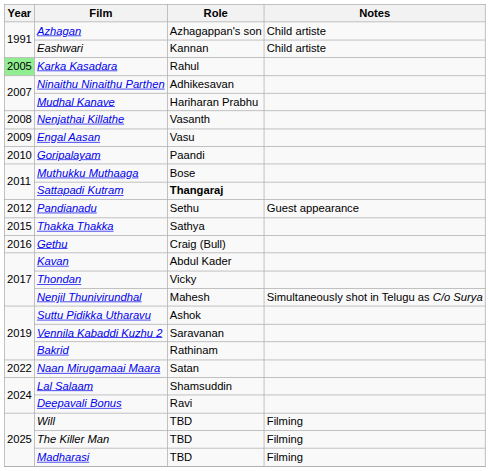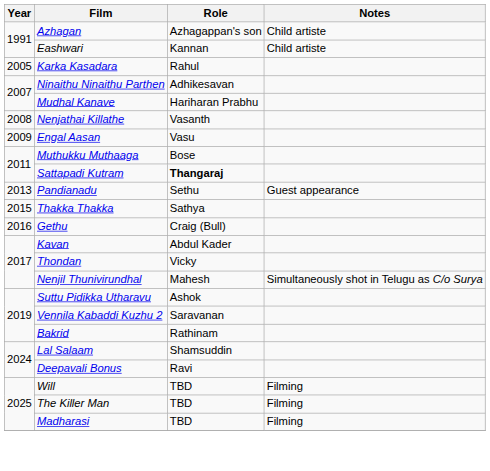(19, 66) lightgreen background -> (19, 66) no background
- row: (69, 155)
(19, 208) 2012 -> (19, 191) 2013
- row: (99, 368)
